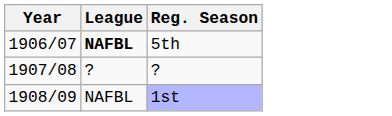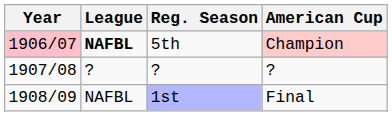+ column: (324, 18)
(43, 44) no background -> (43, 44) pink background
